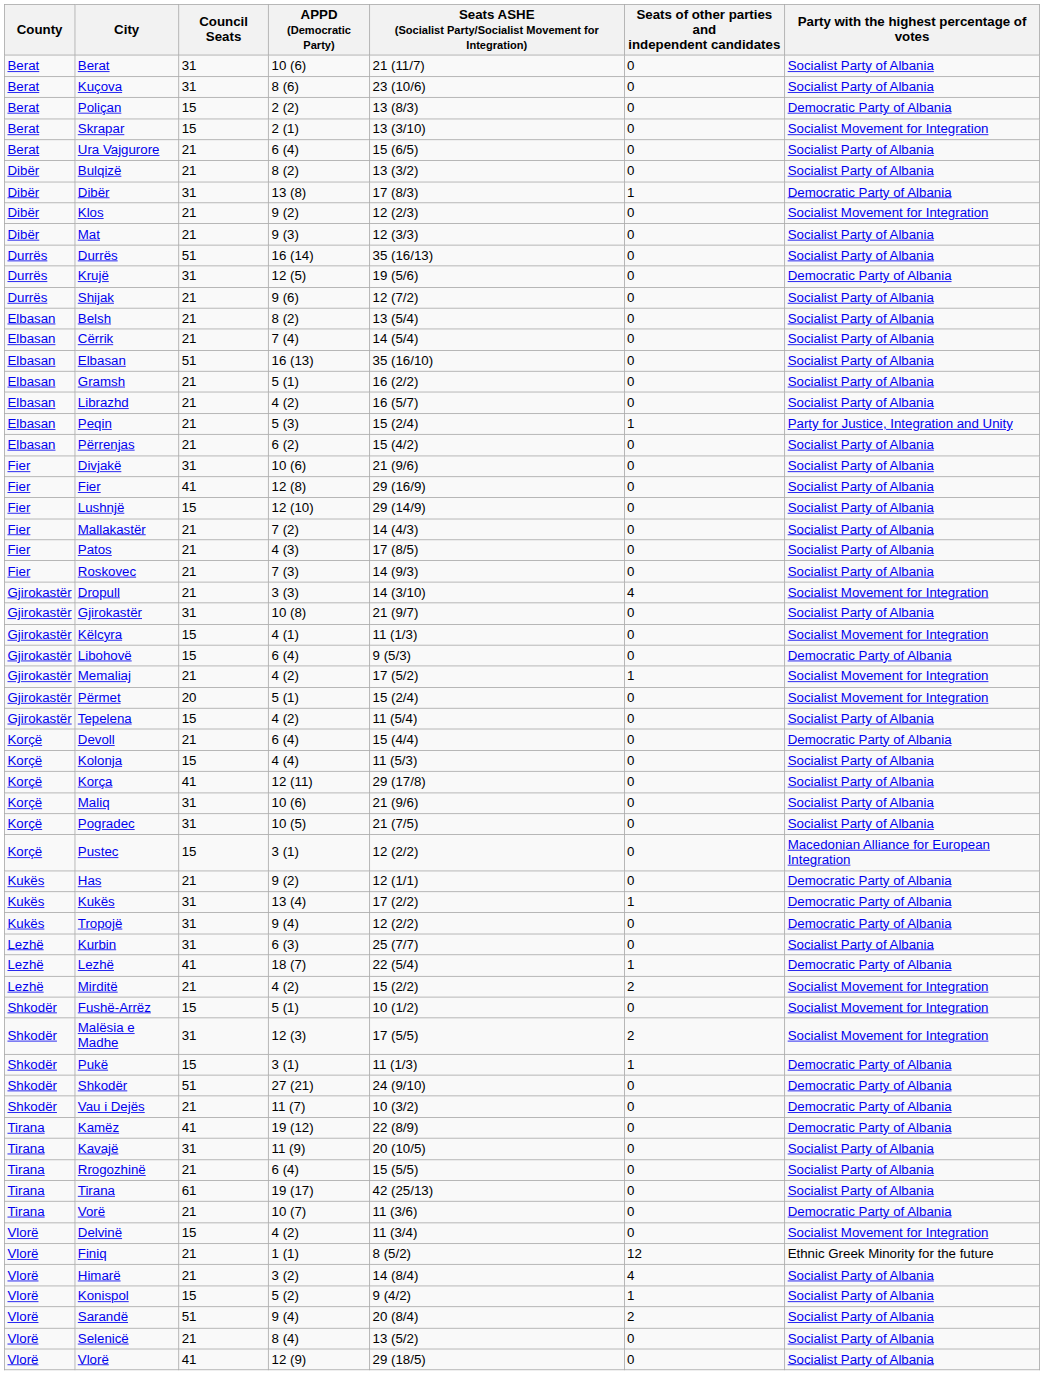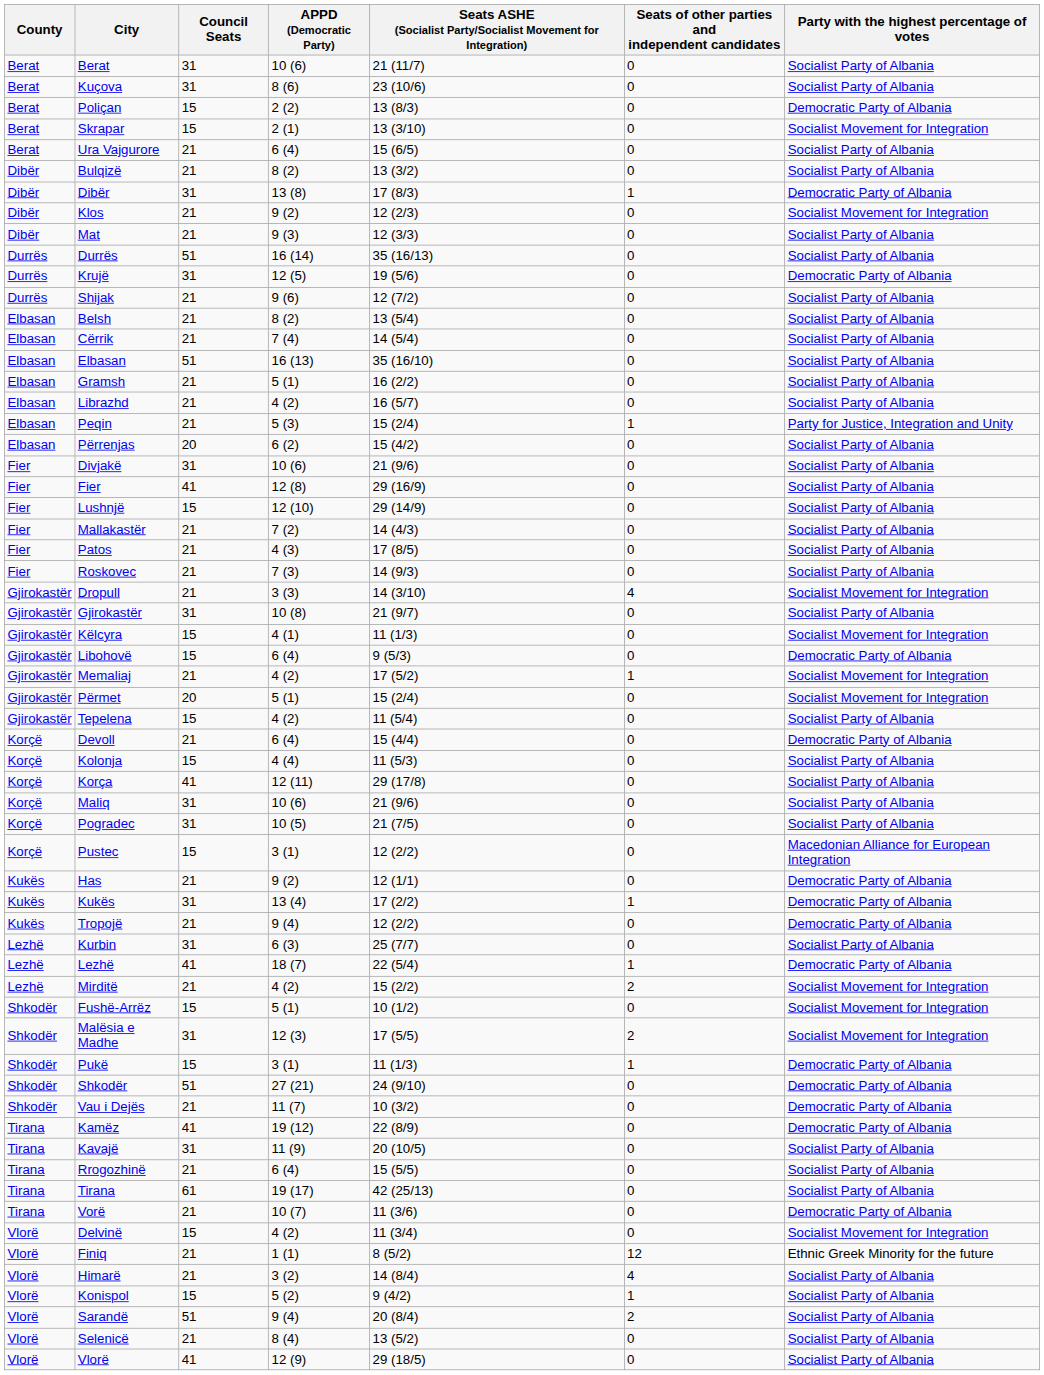(189, 445) 21 -> (189, 445) 20
(189, 923) 31 -> (189, 923) 21
